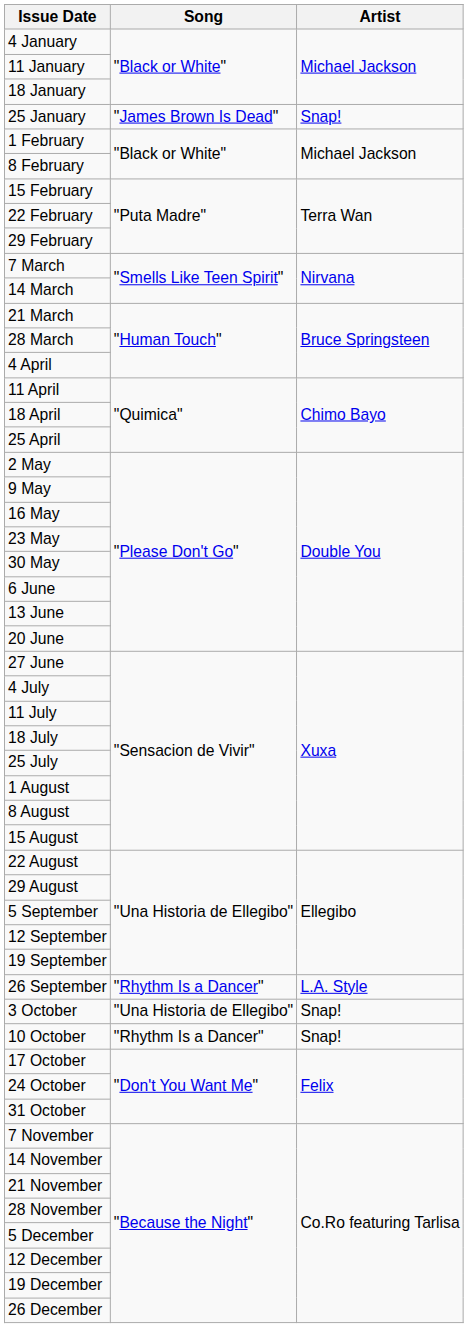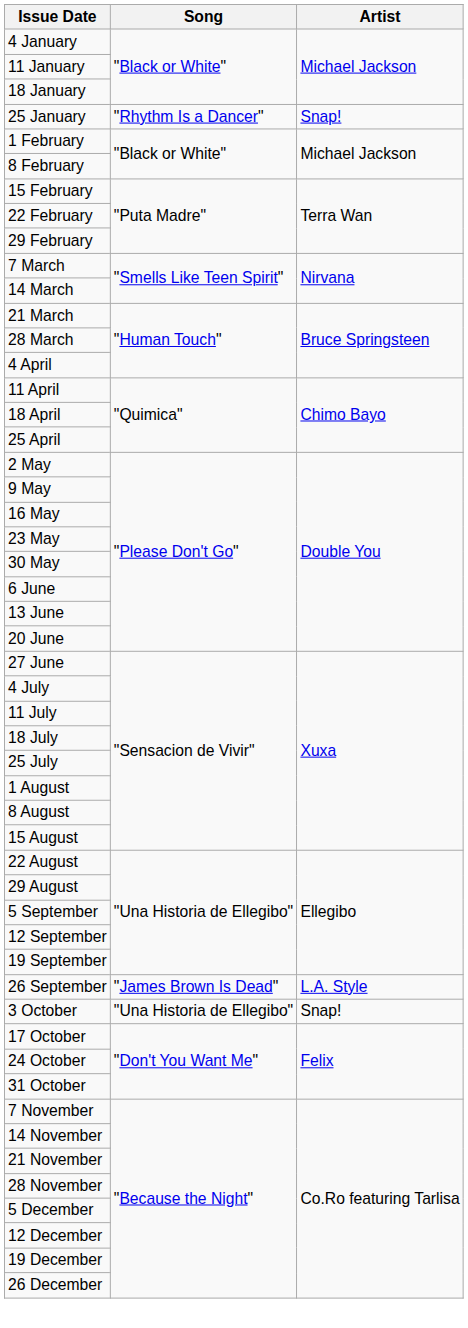(196, 116) "James Brown Is Dead" -> (189, 116) "Rhythm Is a Dancer"
(189, 986) "Rhythm Is a Dancer" -> (196, 986) "James Brown Is Dead"
- row: (47, 1036)
